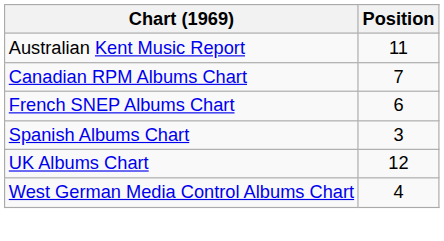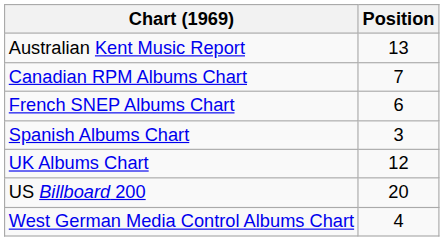(399, 47) 11 -> (399, 47) 13
+ row: (77, 192)
